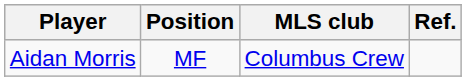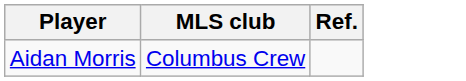- column: (190, 22)
